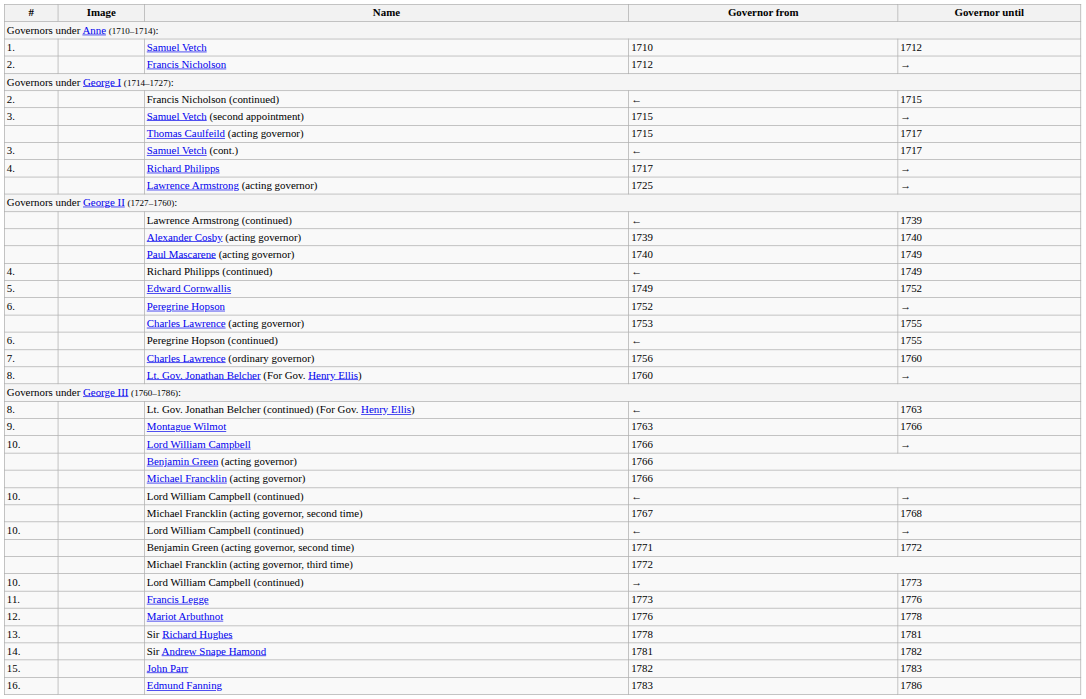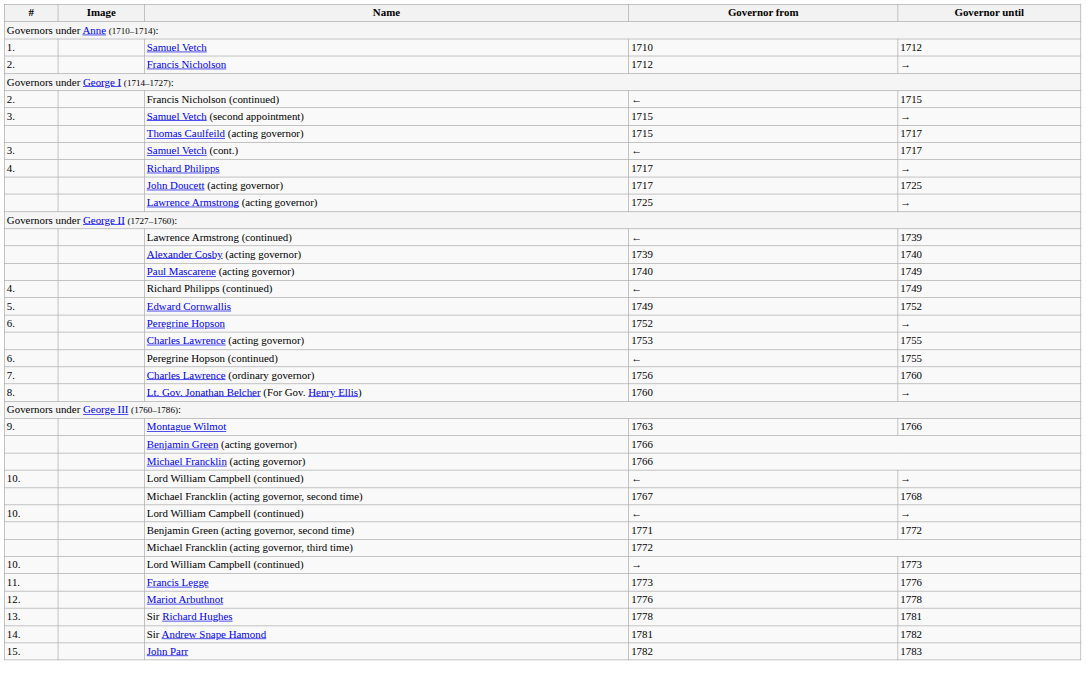+ row: (215, 185)
- row: (281, 409)
- row: (199, 444)
- row: (184, 686)
